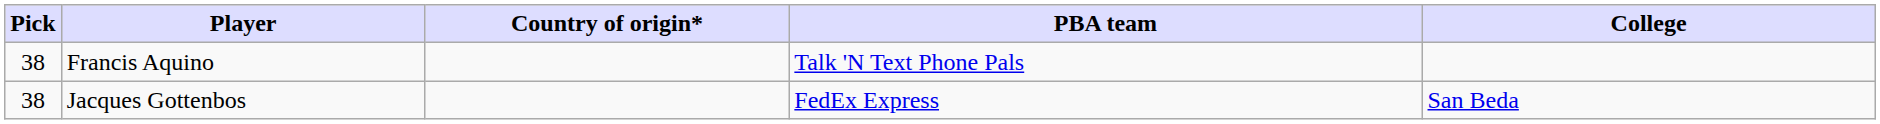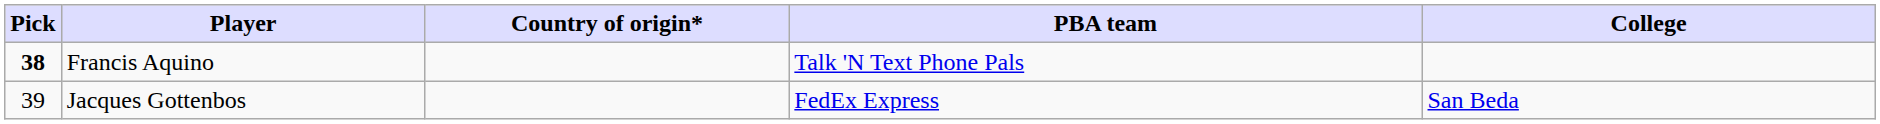(33, 61) normal -> (33, 61) bold
(33, 99) 38 -> (33, 99) 39
